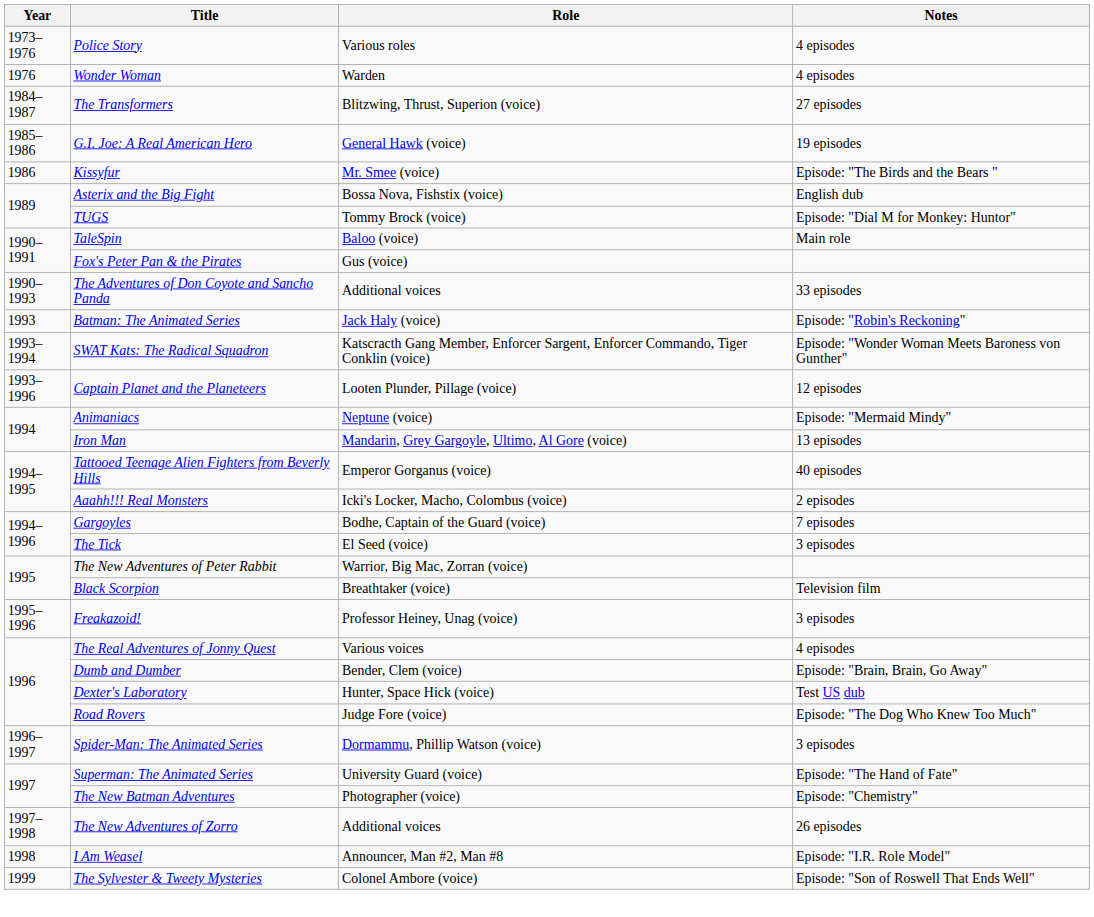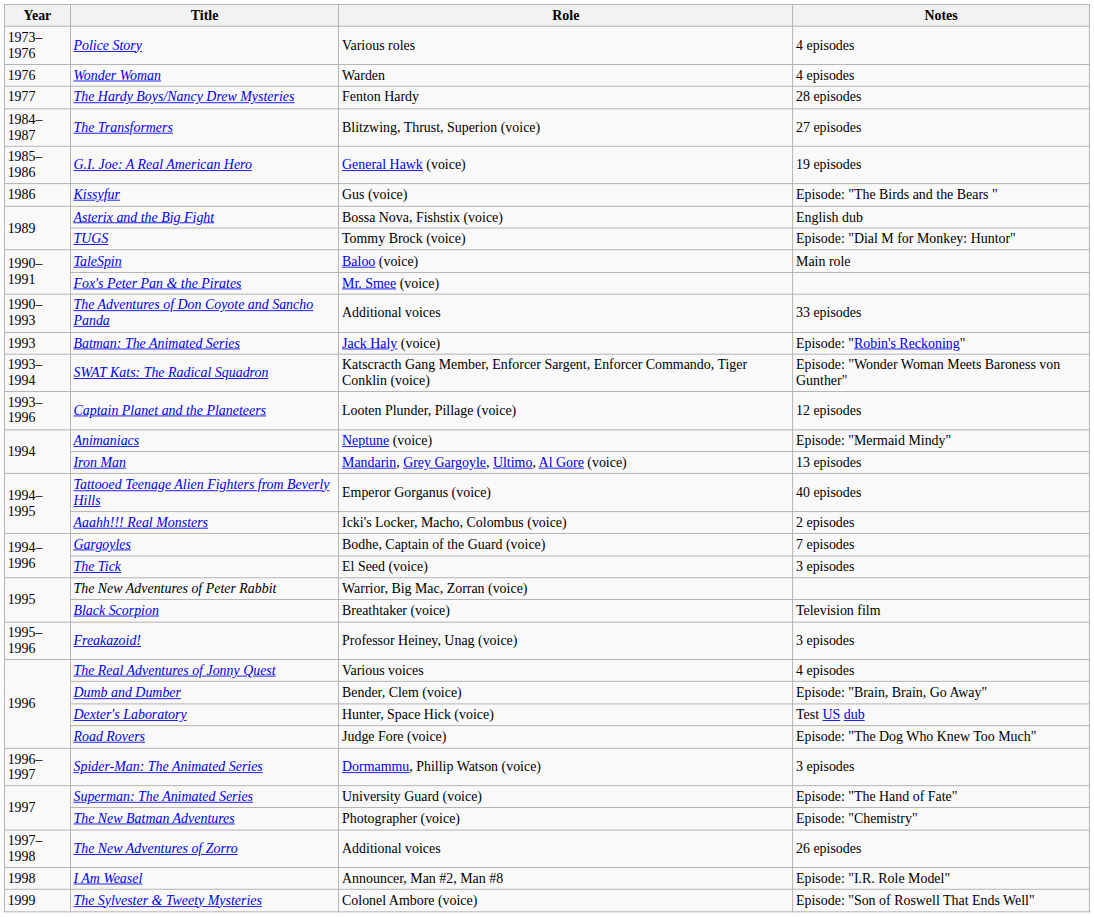+ row: (184, 97)
(391, 172) Mr. Smee (voice) -> (375, 194) Gus (voice)
(375, 261) Gus (voice) -> (391, 283) Mr. Smee (voice)
